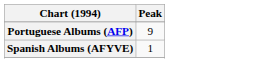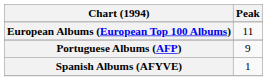+ row: (119, 31)
